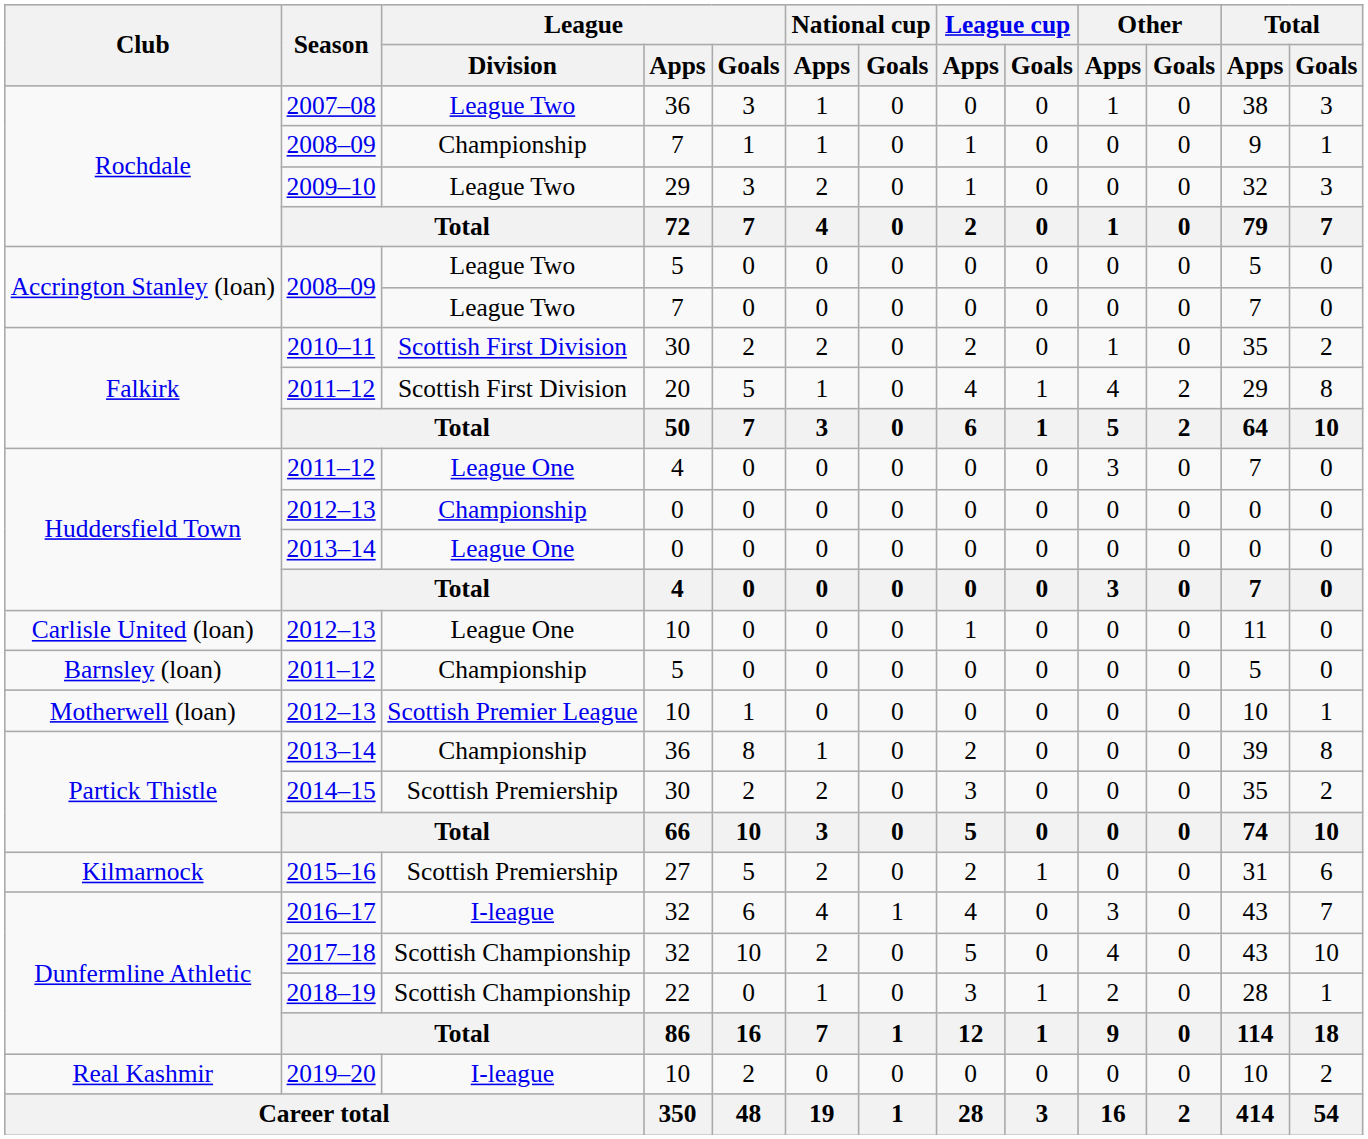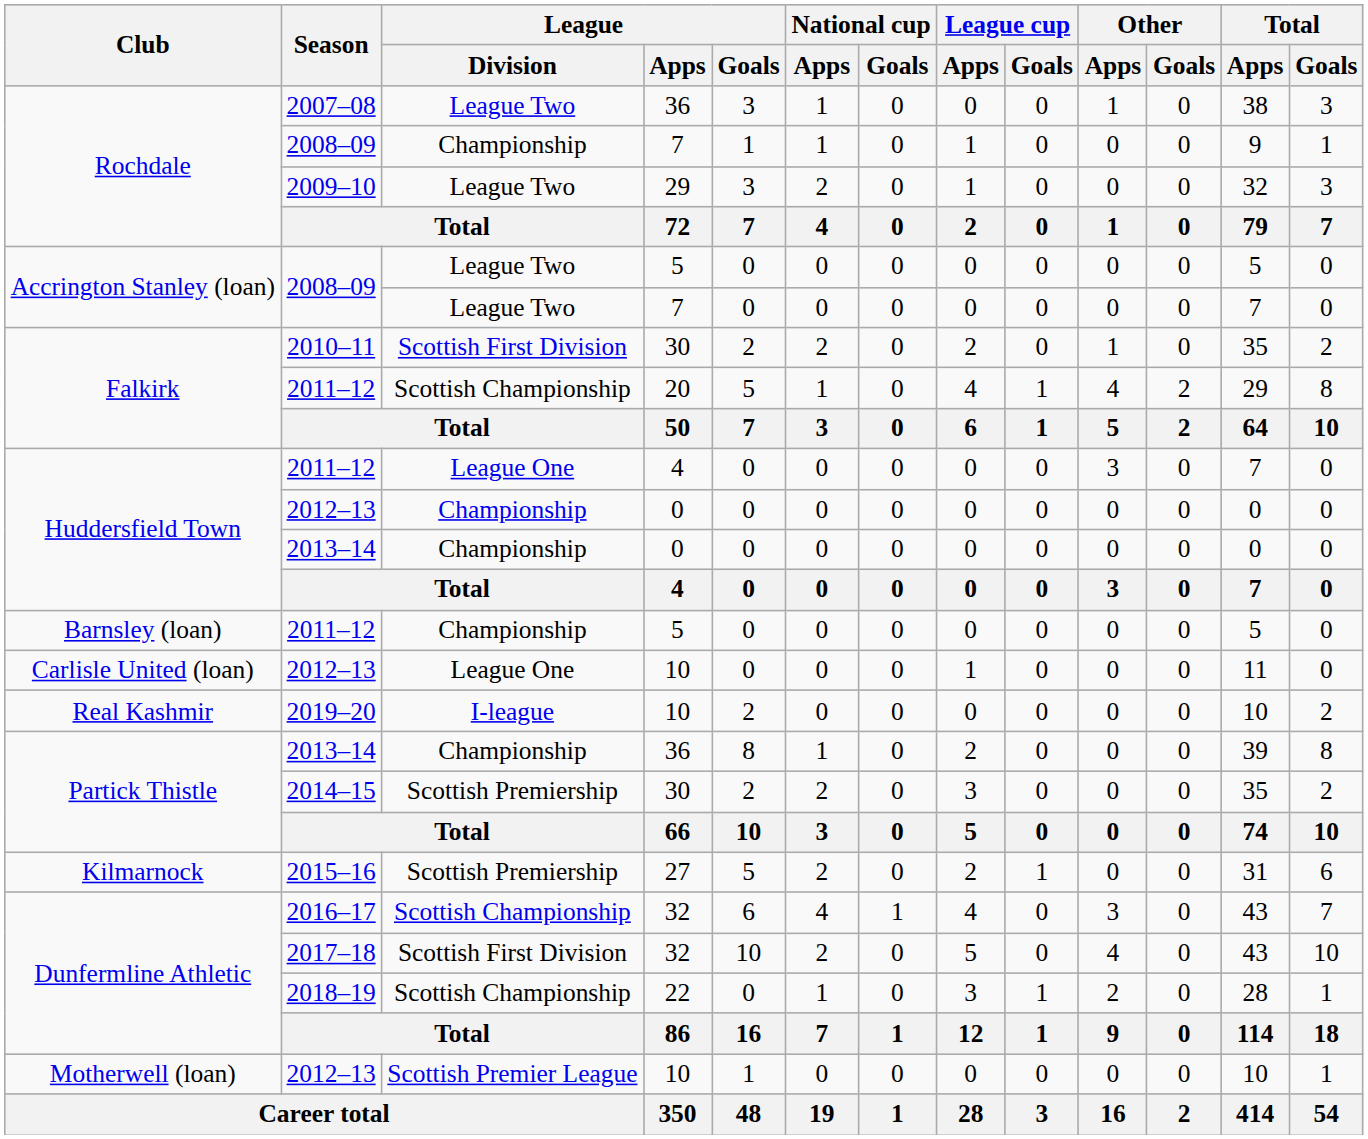(512, 387) Scottish First Division -> (512, 387) Scottish Championship
(512, 549) League One -> (512, 549) Championship
rows swapped: (143, 670) <-> (143, 629)
rows swapped: (143, 710) <-> (143, 1073)
(512, 912) I-league -> (512, 912) Scottish Championship
(512, 952) Scottish Championship -> (512, 952) Scottish First Division
